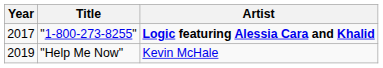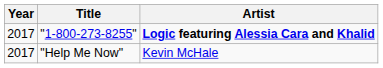(21, 53) 2019 -> (21, 53) 2017
